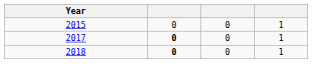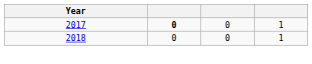- row: (76, 25)
(174, 52) bold -> (174, 38) normal
